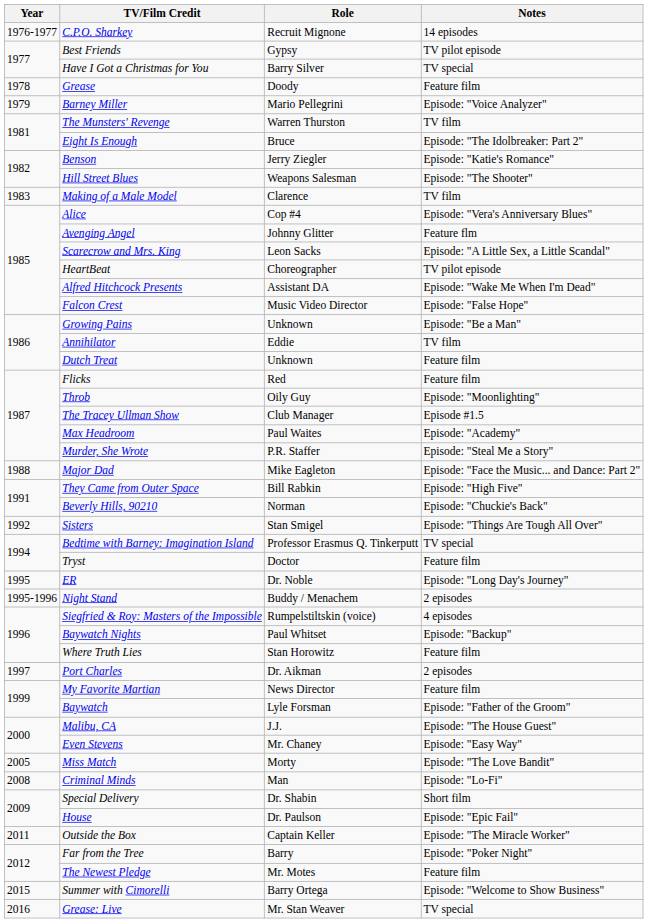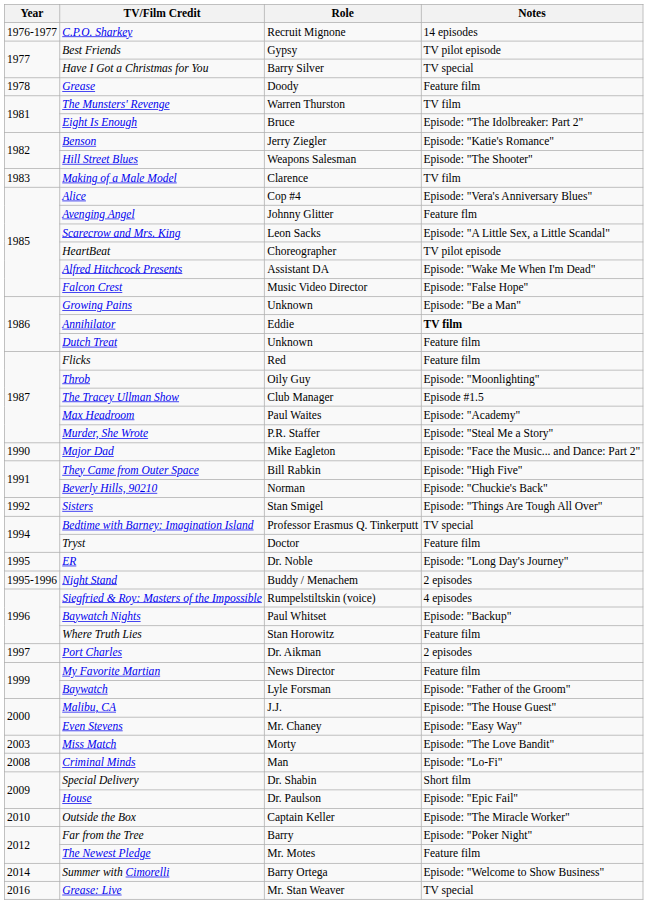- row: (95, 104)
(442, 342) normal -> (443, 324) bold
(19, 470) 1988 -> (19, 452) 1990
(19, 762) 2005 -> (19, 744) 2003
(18, 835) 2011 -> (19, 817) 2010
(19, 890) 2015 -> (19, 872) 2014
